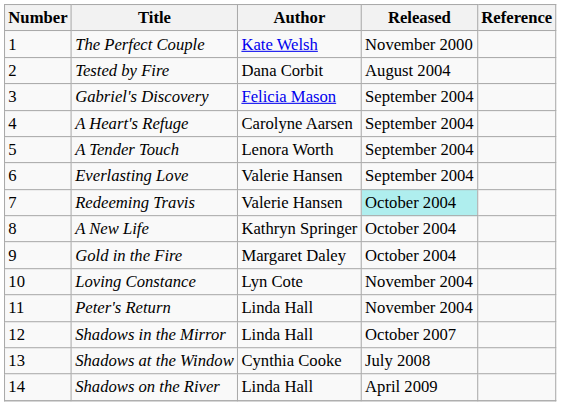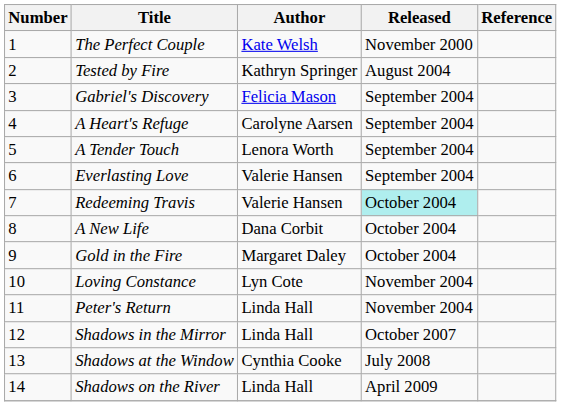(282, 70) Dana Corbit -> (299, 70) Kathryn Springer
(299, 228) Kathryn Springer -> (282, 228) Dana Corbit
